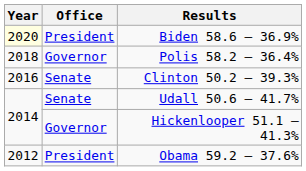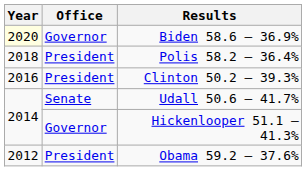(80, 36) President -> (76, 36) Governor
(76, 57) Governor -> (80, 57) President
(68, 78) Senate -> (80, 78) President
